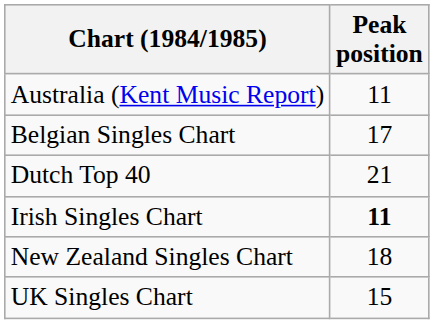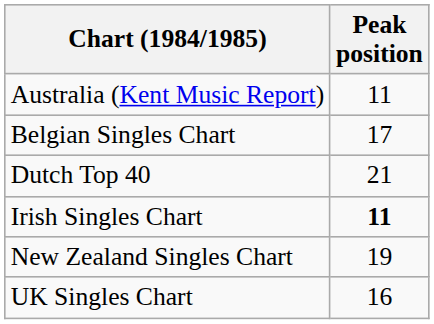(379, 256) 18 -> (379, 256) 19
(379, 297) 15 -> (379, 297) 16
